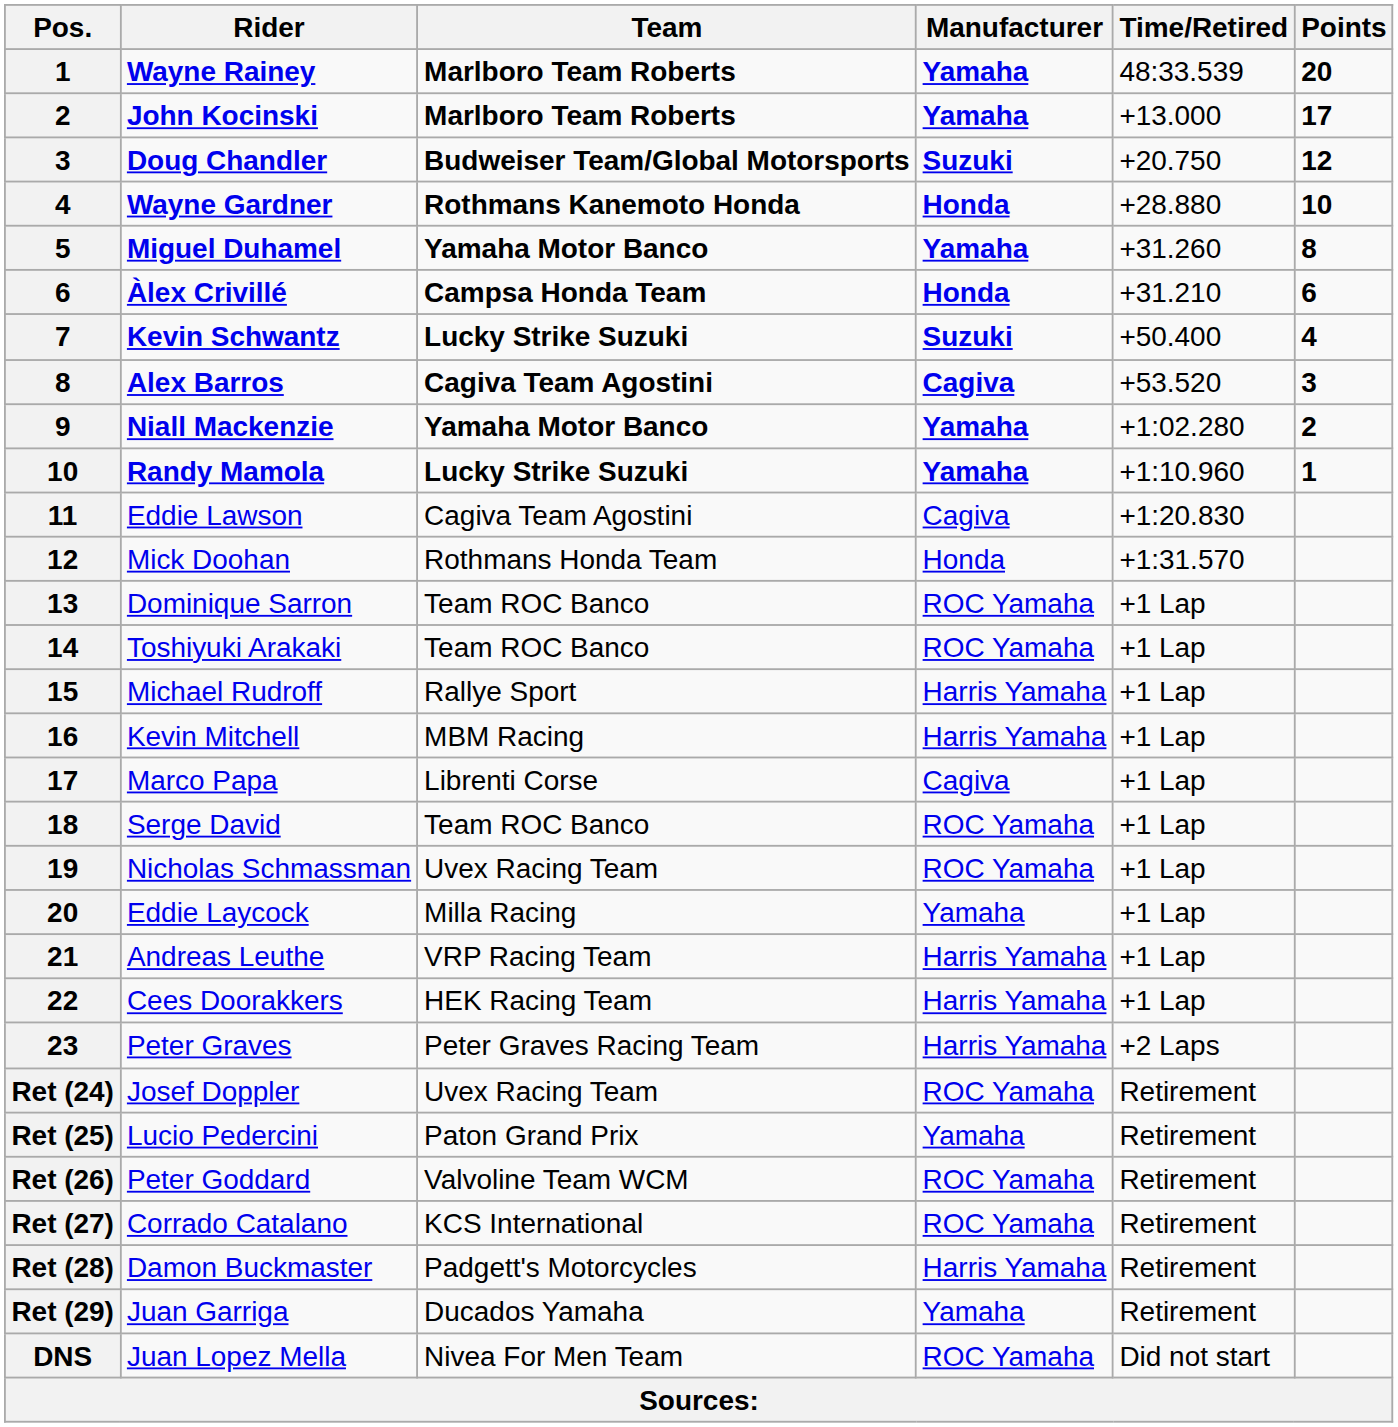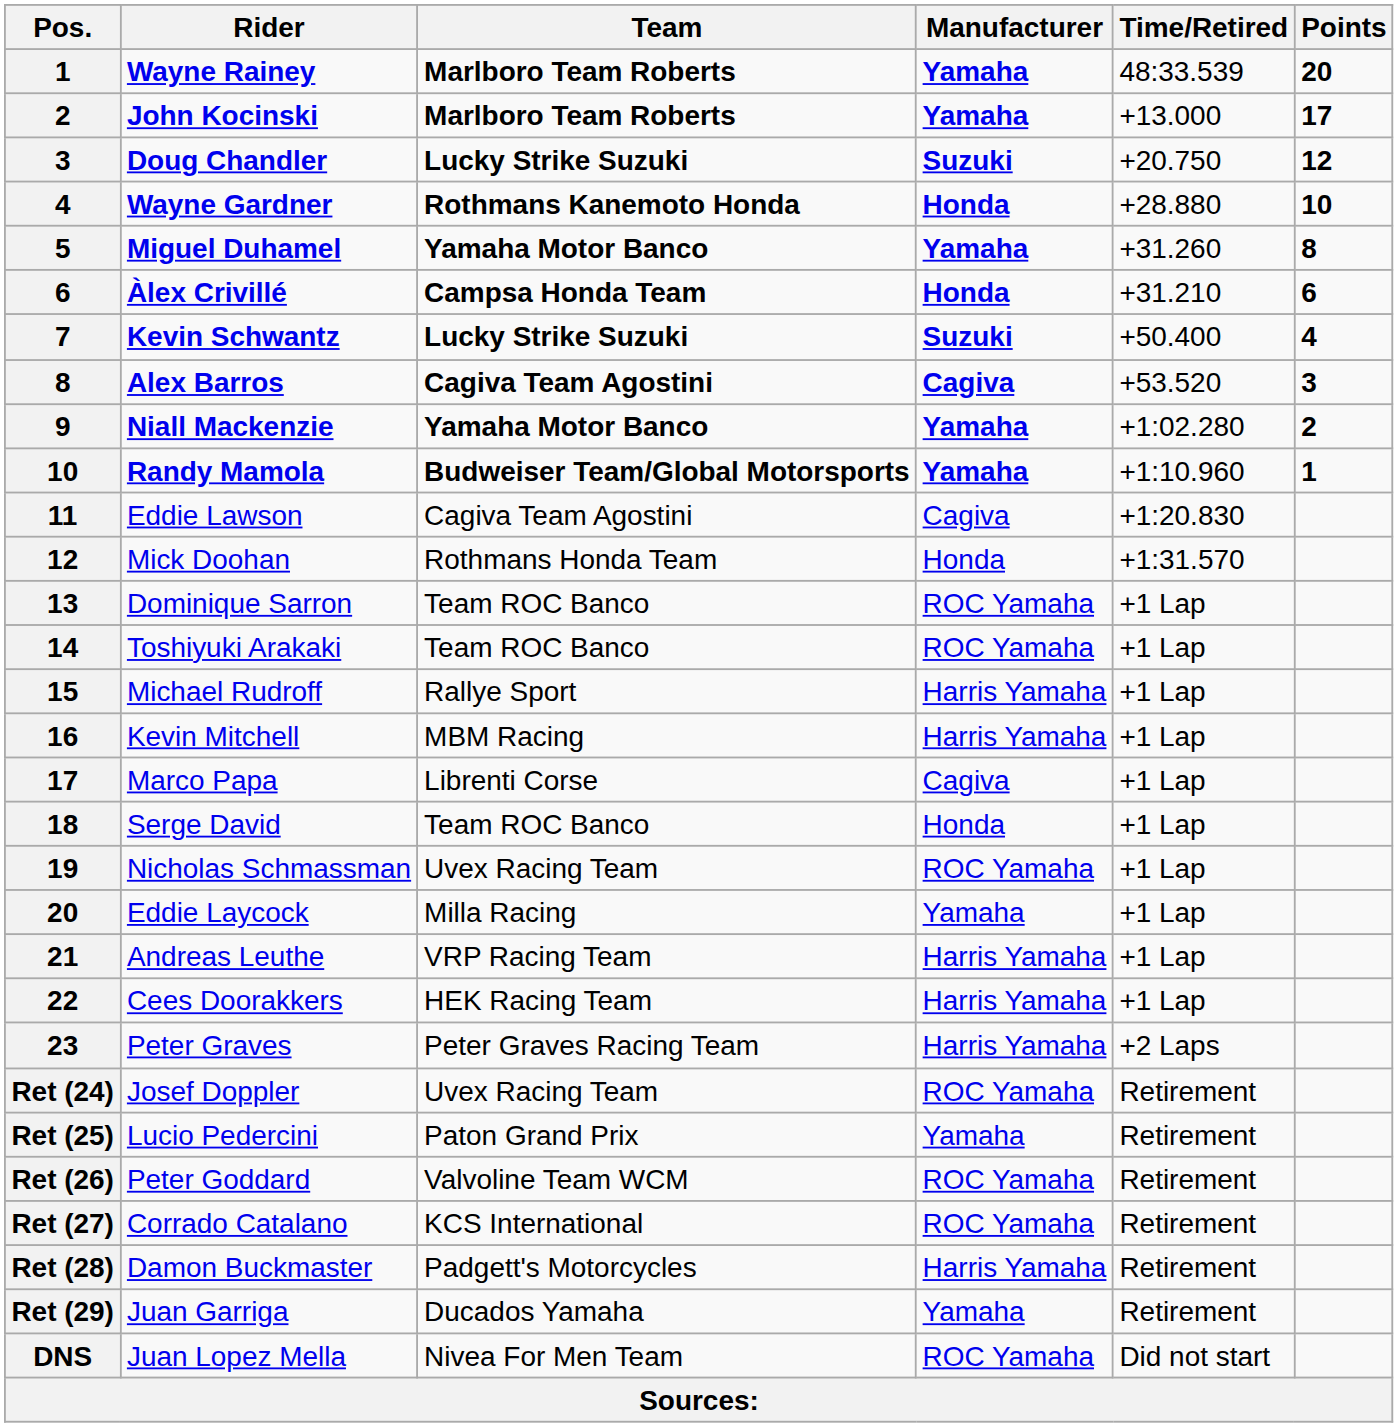(667, 160) Budweiser Team/Global Motorsports -> (556, 160) Lucky Strike Suzuki
(556, 470) Lucky Strike Suzuki -> (667, 470) Budweiser Team/Global Motorsports
(1008, 824) ROC Yamaha -> (964, 824) Honda
